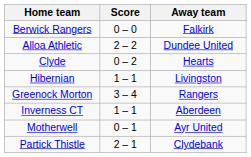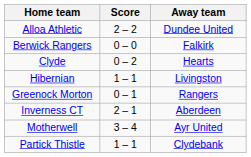rows swapped: (52, 45) <-> (52, 29)
(125, 95) 3 – 4 -> (125, 95) 0 – 1
(125, 111) 1 – 1 -> (125, 111) 2 – 1
(125, 128) 0 – 1 -> (125, 128) 3 – 4
(125, 144) 2 – 1 -> (125, 144) 1 – 1
